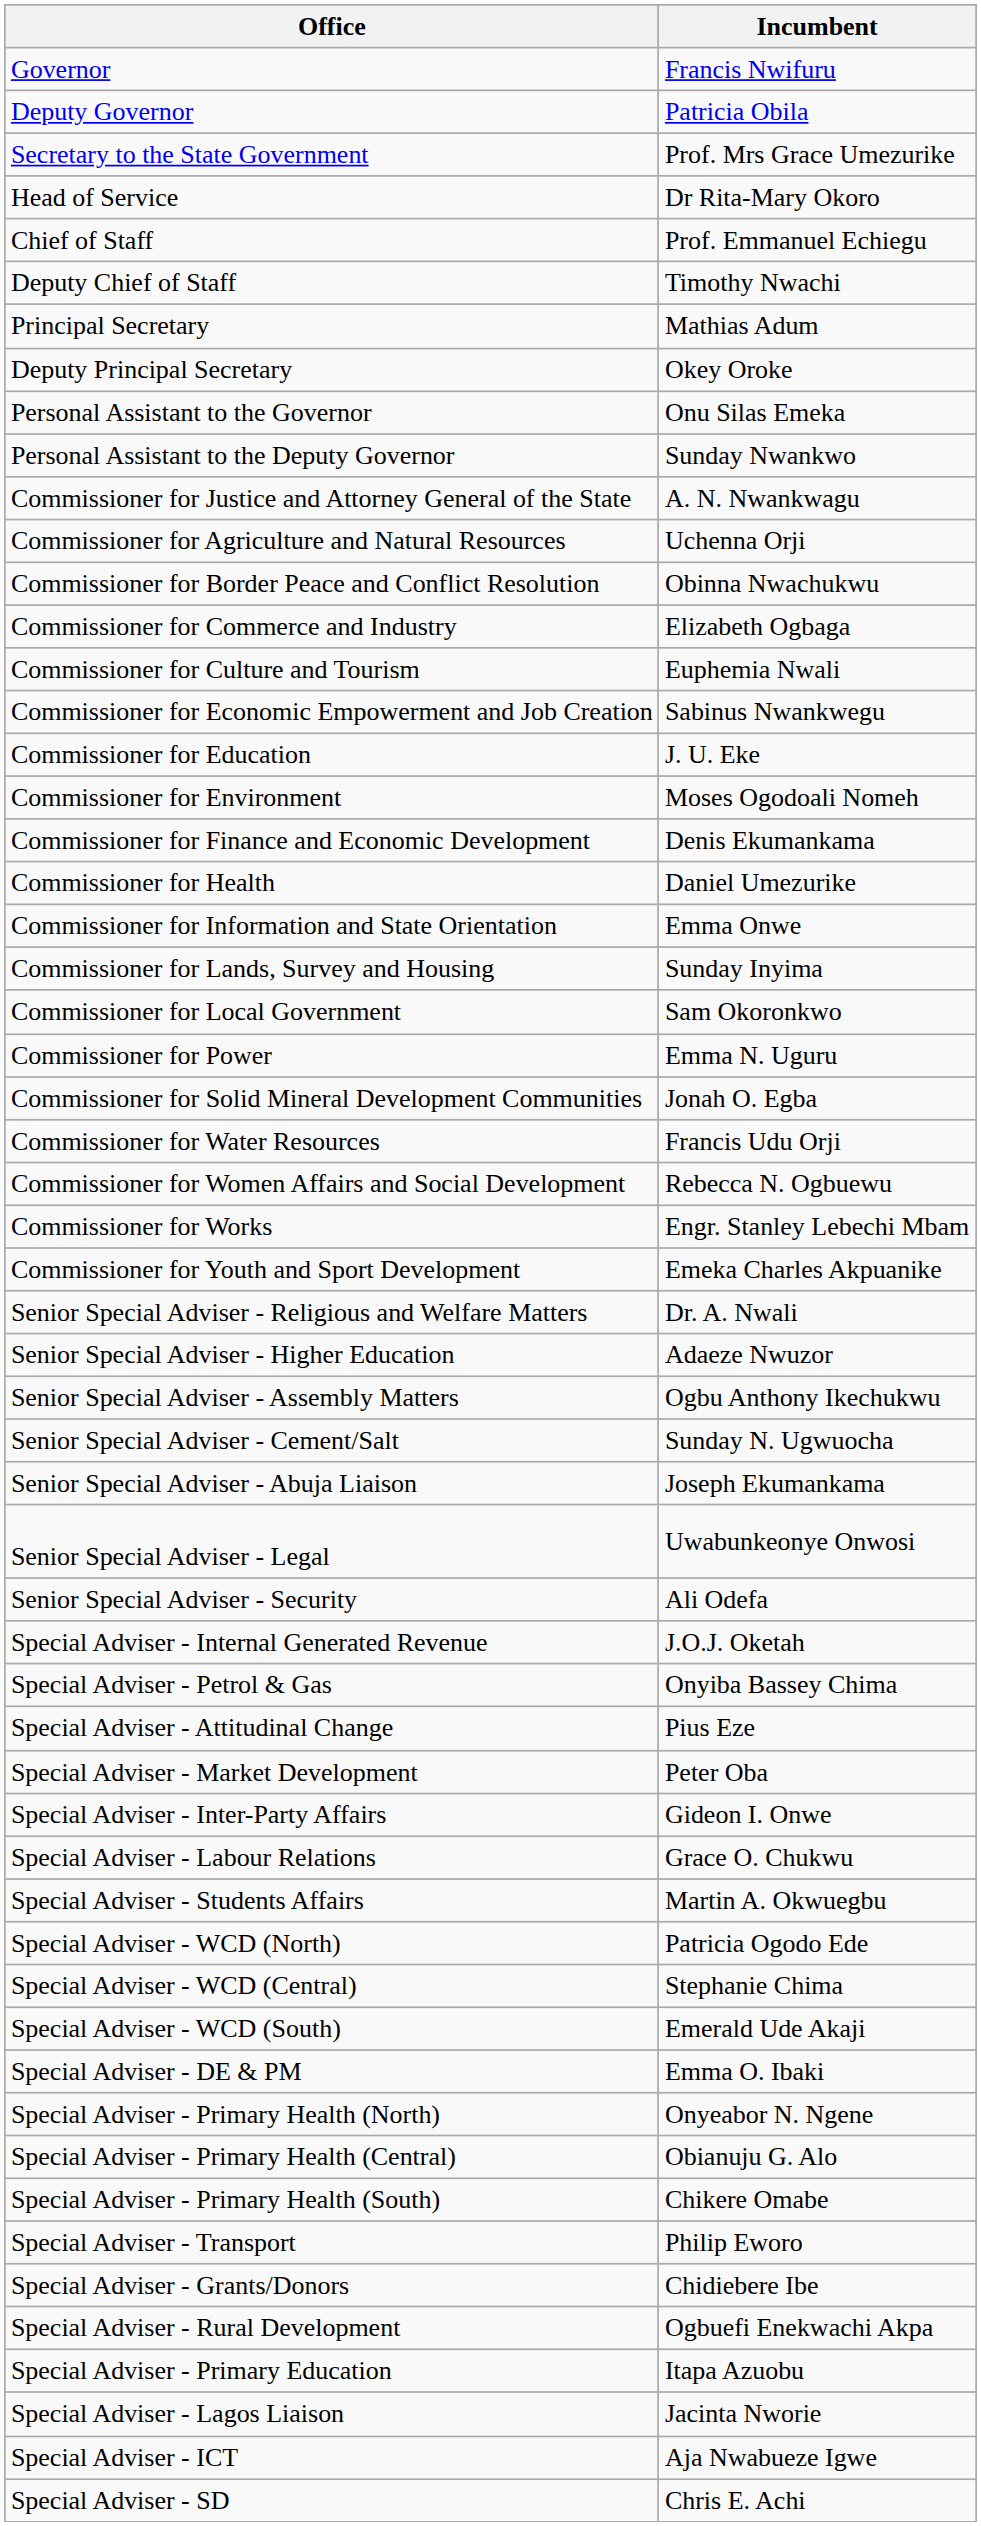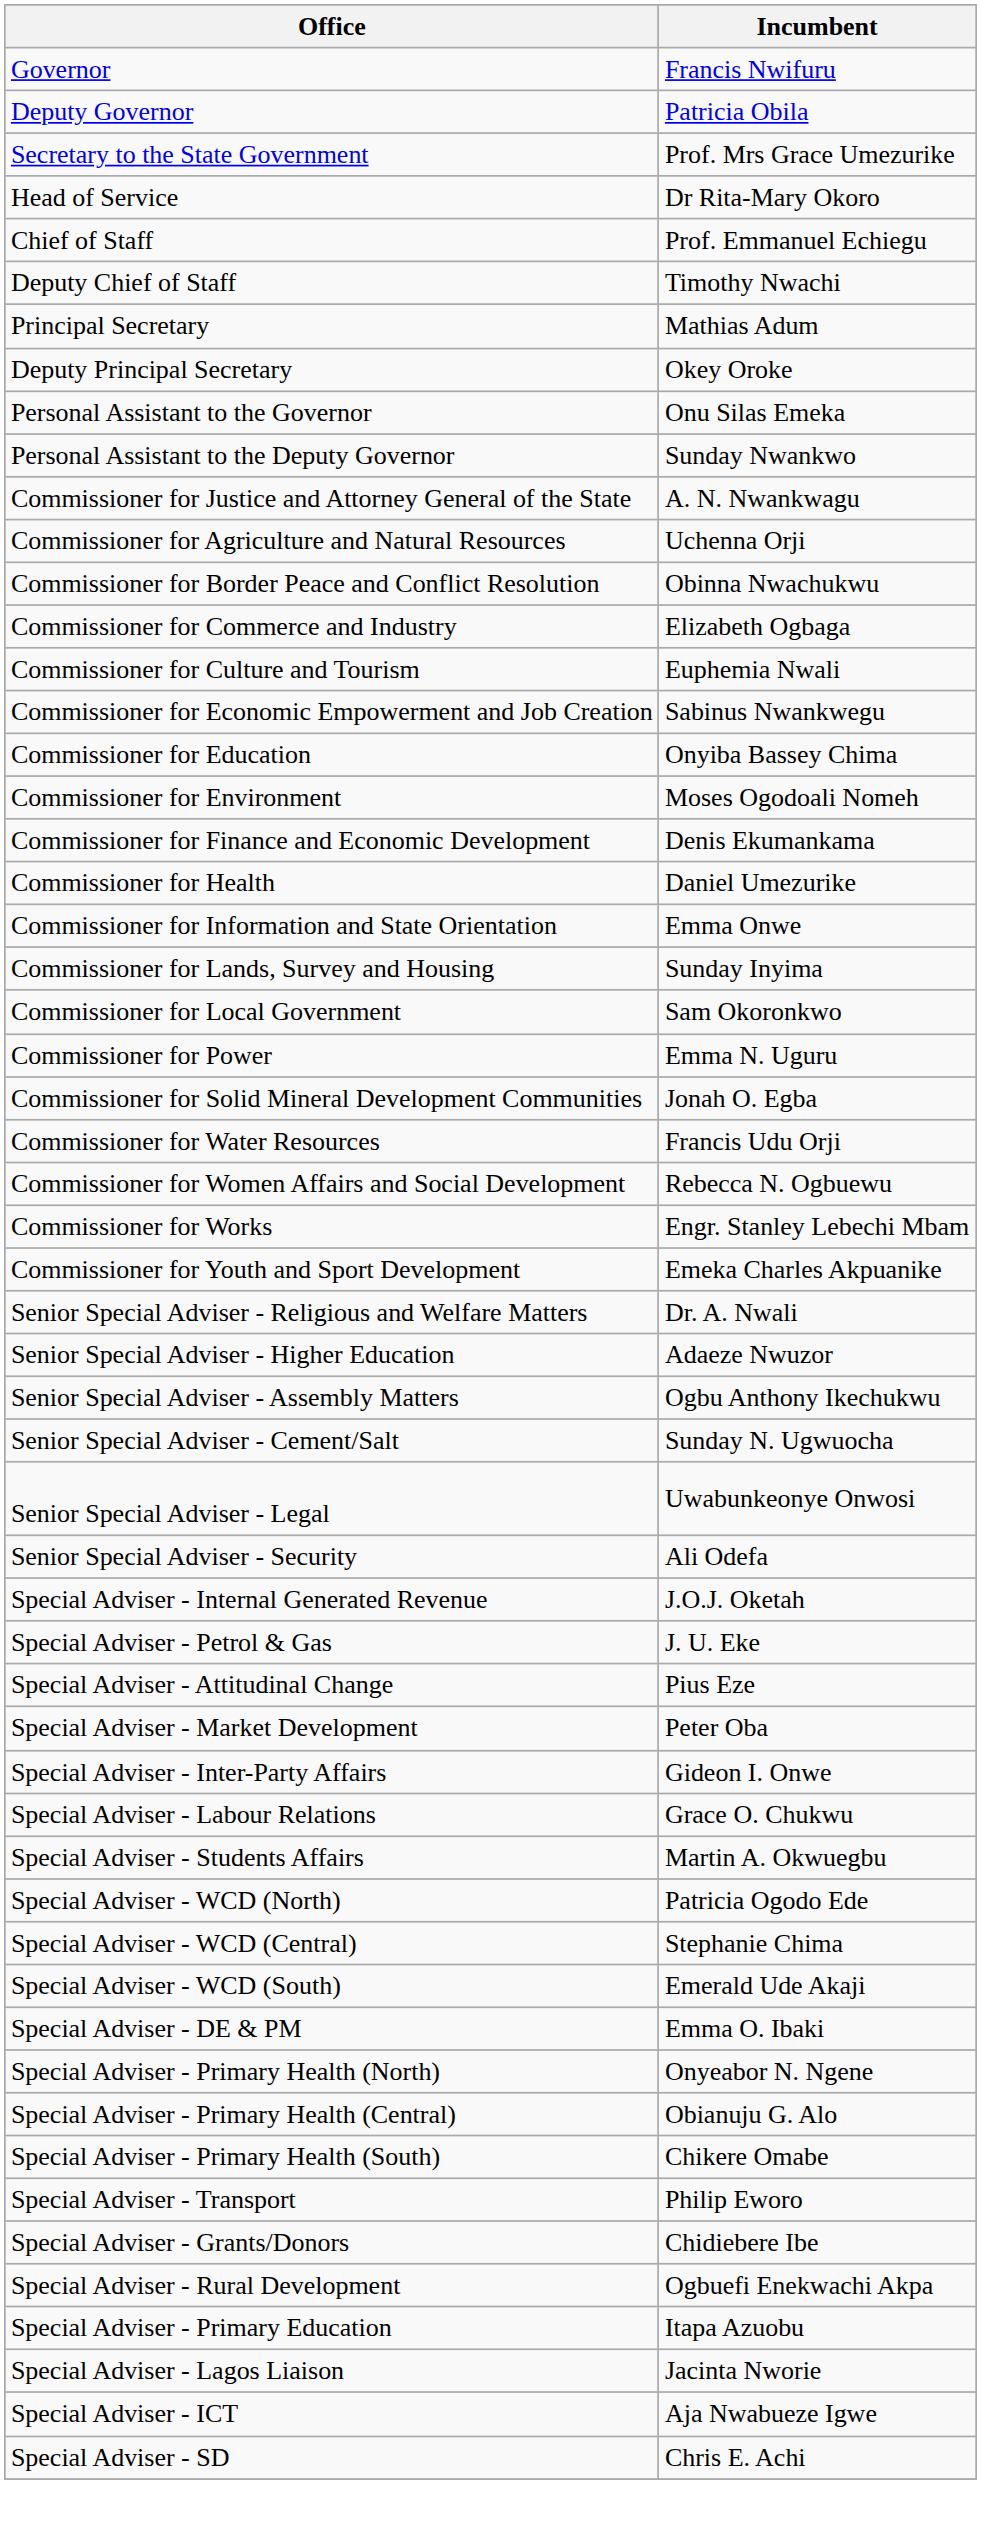(713, 754) J. U. Eke -> (781, 754) Onyiba Bassey Chima
- row: (214, 1483)
(781, 1685) Onyiba Bassey Chima -> (713, 1642) J. U. Eke
